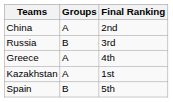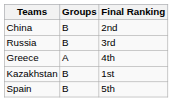(65, 27) A -> (65, 27) B
(65, 74) A -> (65, 74) B
